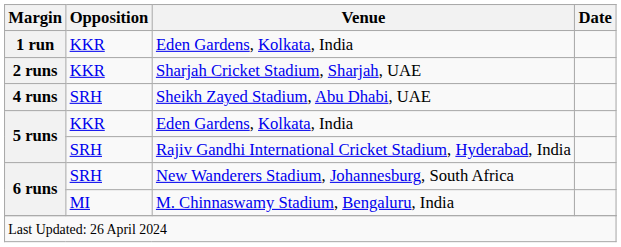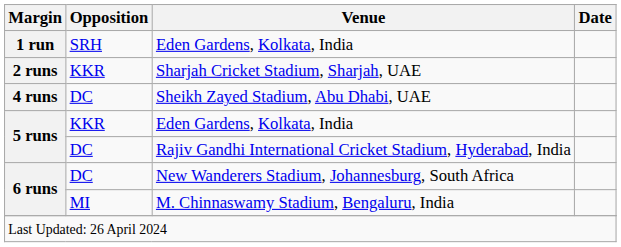(87, 44) KKR -> (86, 44) SRH
(86, 96) SRH -> (81, 96) DC
(86, 149) SRH -> (81, 149) DC
(86, 176) SRH -> (81, 176) DC
